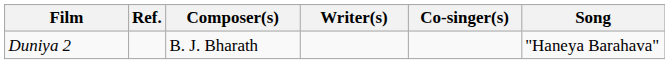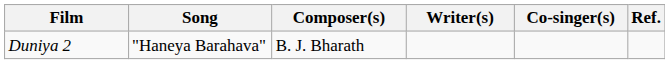columns swapped: (593, 17) <-> (147, 17)
